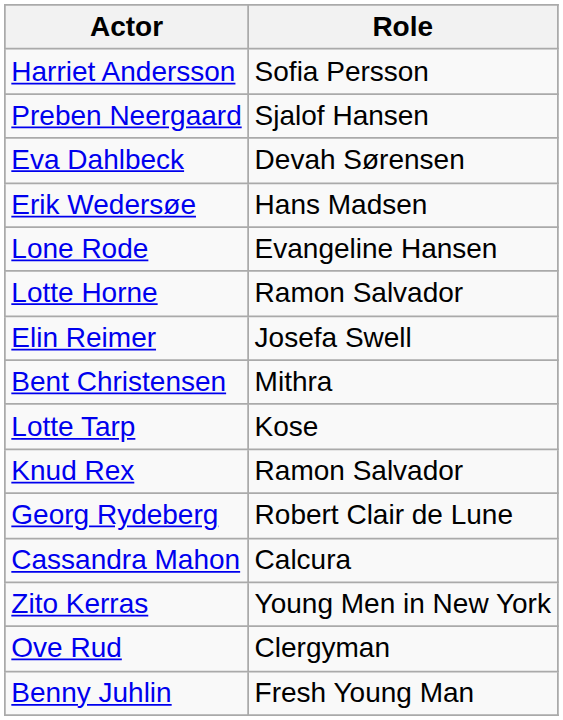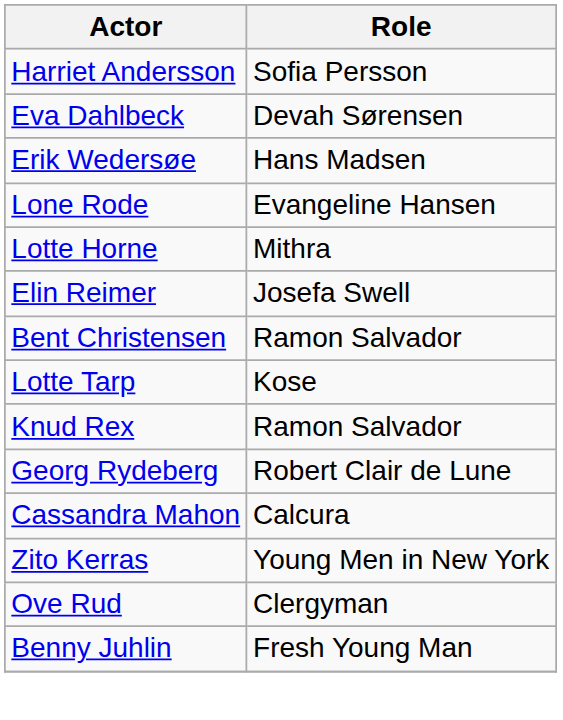- row: (127, 115)
(359, 293) Ramon Salvador -> (292, 248) Mithra
(294, 381) Mithra -> (357, 337) Ramon Salvador
